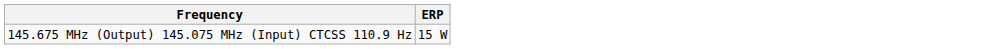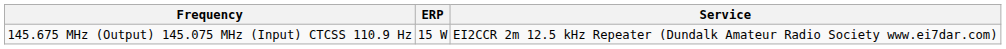+ column: (725, 14)
